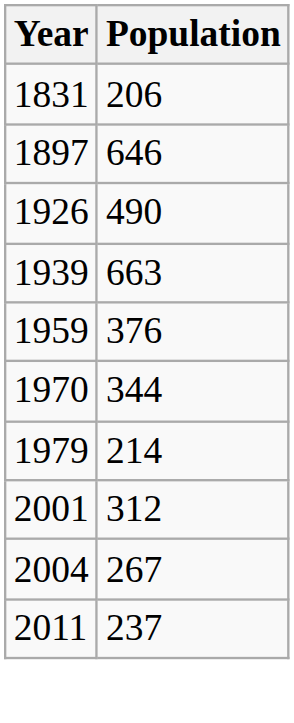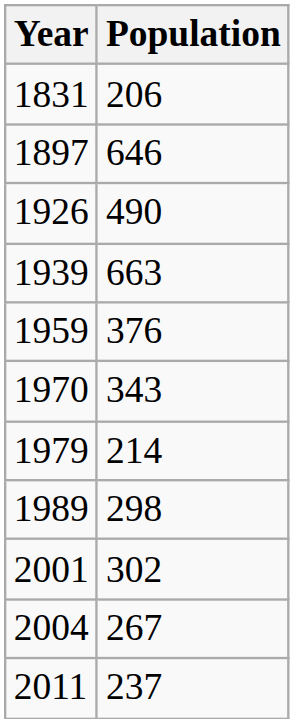(134, 390) 344 -> (134, 390) 343
+ row: (51, 509)
(134, 509) 312 -> (134, 568) 302
